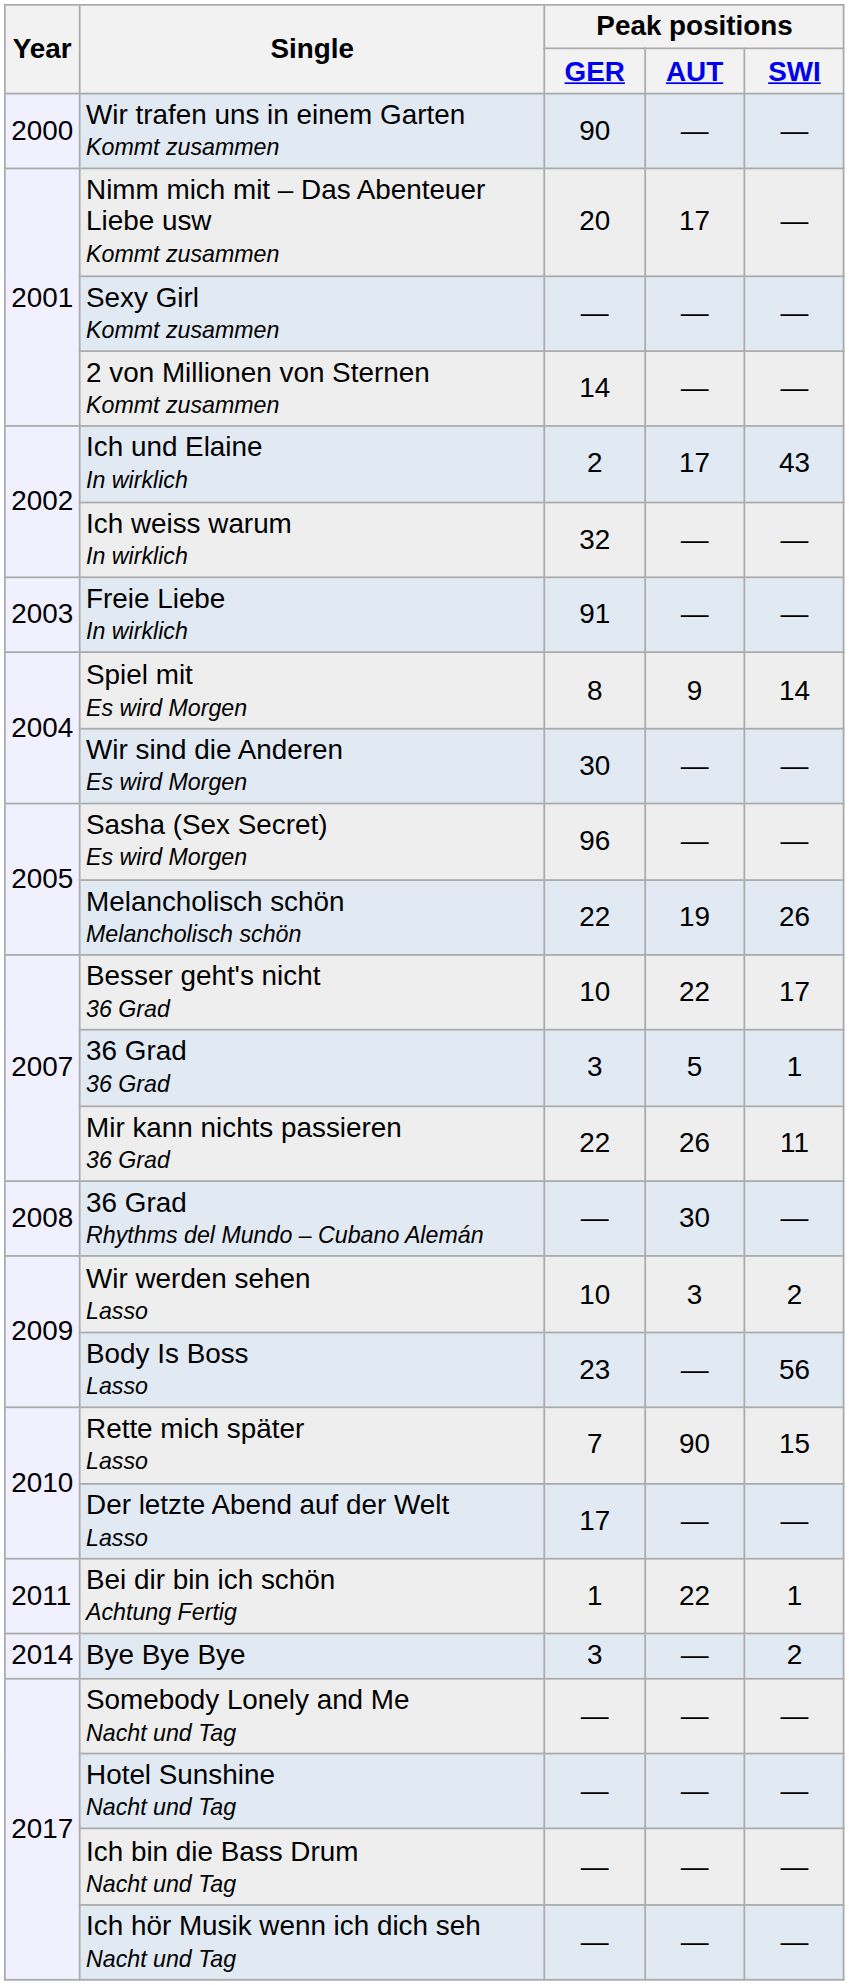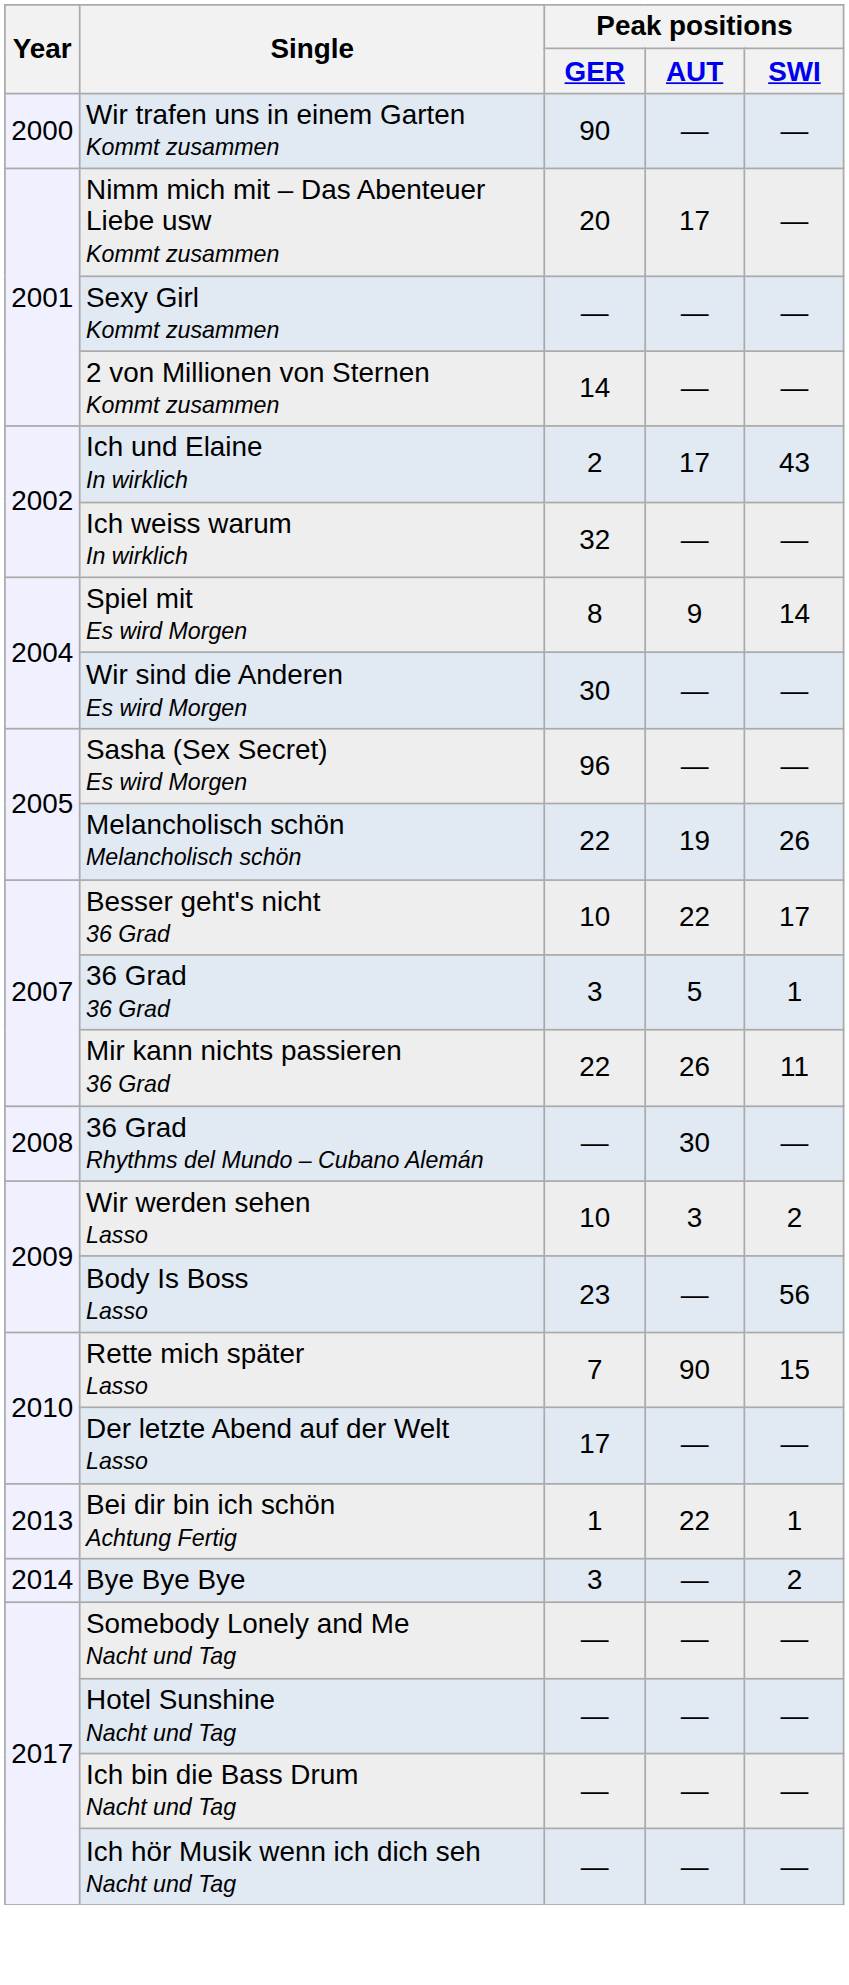- row: (156, 614)
(41, 1595) 2011 -> (42, 1520) 2013
